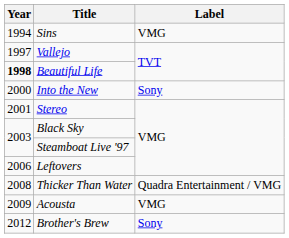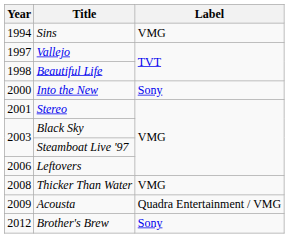(19, 71) bold -> (19, 71) normal
(209, 185) Quadra Entertainment / VMG -> (152, 185) VMG
(152, 204) VMG -> (209, 204) Quadra Entertainment / VMG
